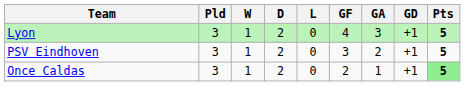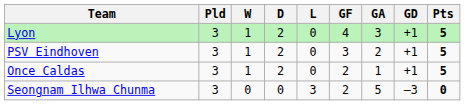(443, 71) lightgreen background -> (443, 71) no background
+ row: (81, 90)
